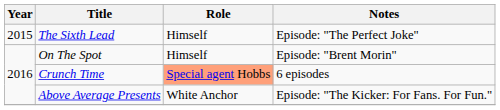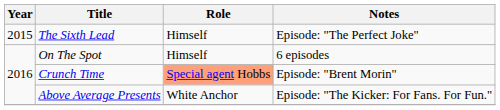(336, 54) Episode: "Brent Morin" -> (303, 54) 6 episodes
(303, 74) 6 episodes -> (336, 74) Episode: "Brent Morin"
